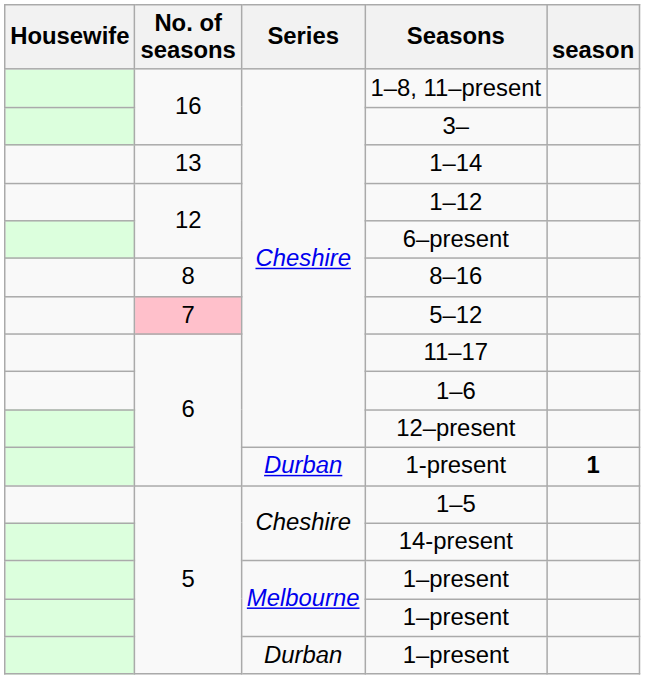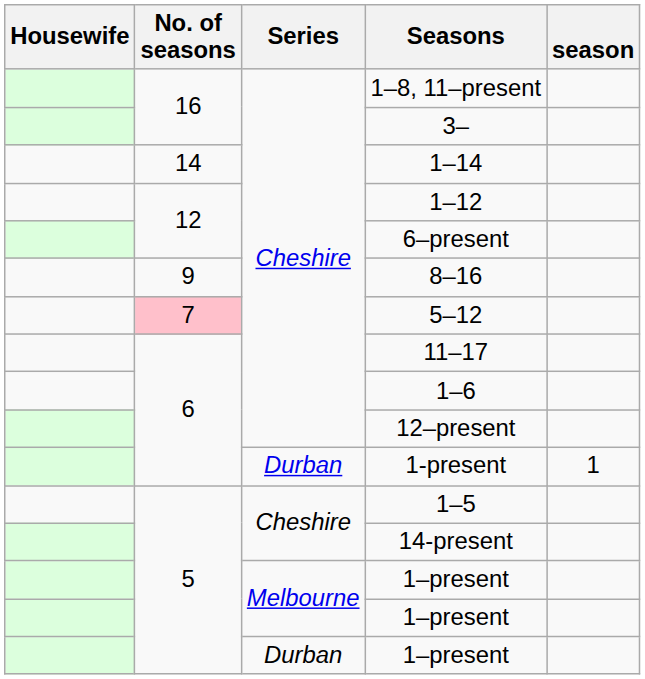(188, 163) 13 -> (188, 163) 14
(188, 277) 8 -> (188, 277) 9
(593, 466) bold -> (593, 466) normal
